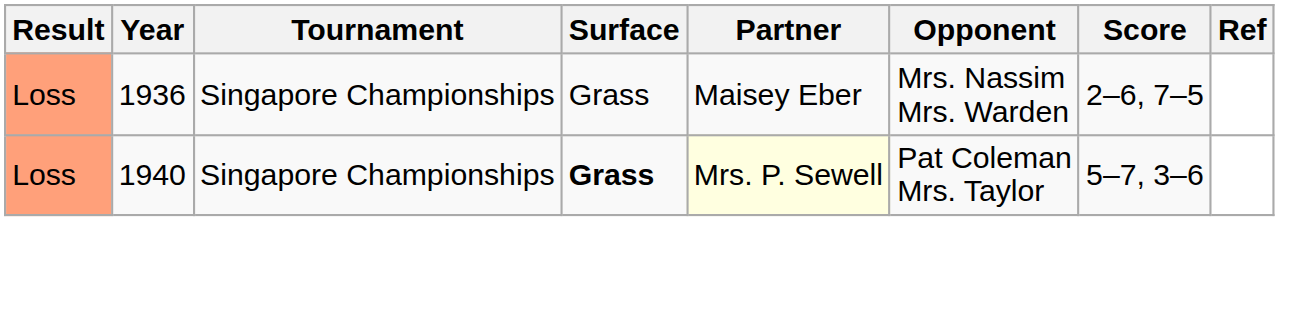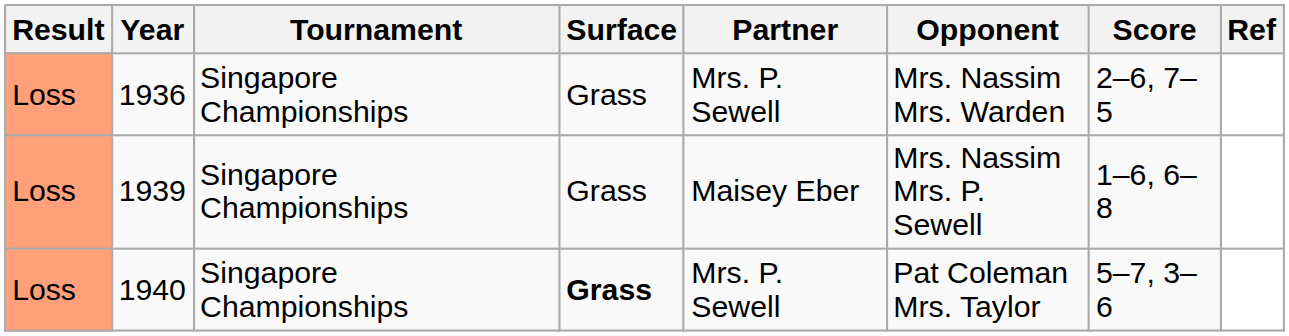(778, 94) Maisey Eber -> (737, 94) Mrs. P. Sewell
+ row: (152, 192)
(788, 175) lightyellow background -> (737, 290) no background
